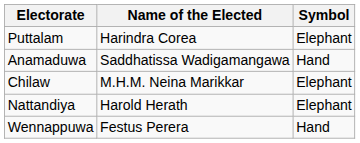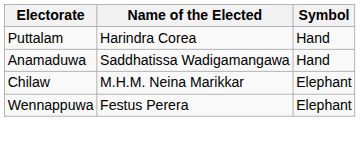(324, 37) Elephant -> (313, 37) Hand
- row: (41, 104)
(313, 127) Hand -> (324, 104) Elephant
